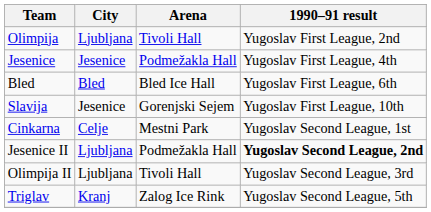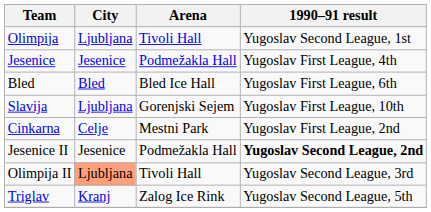(322, 38) Yugoslav First League, 2nd -> (327, 38) Yugoslav Second League, 1st
(102, 106) Jesenice -> (105, 106) Ljubljana
(327, 128) Yugoslav Second League, 1st -> (322, 128) Yugoslav First League, 2nd
(105, 151) Ljubljana -> (102, 151) Jesenice
(105, 173) no background -> (105, 173) lightsalmon background
